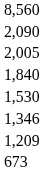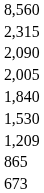+ row: (22, 31)
- row: (22, 118)
+ row: (16, 162)
